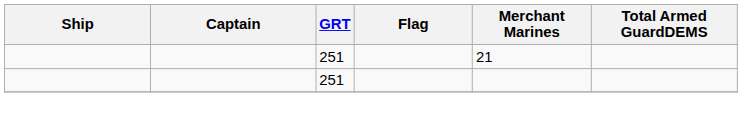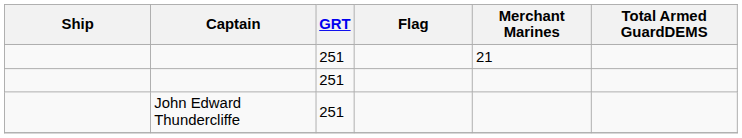+ row: (78, 112)
